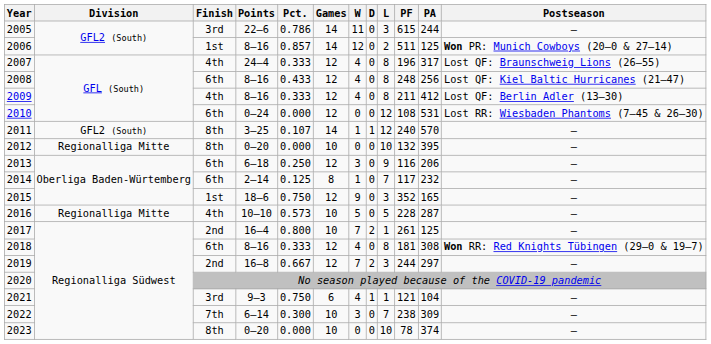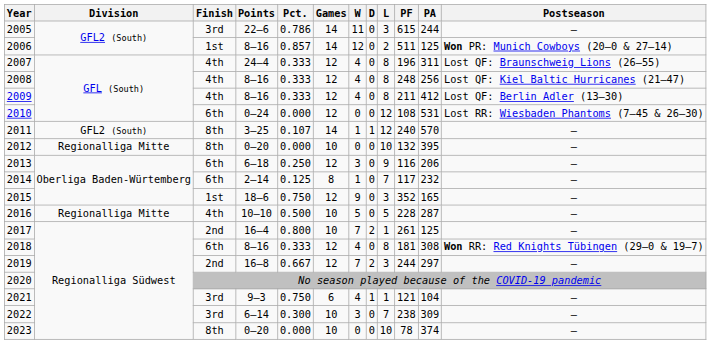(430, 63) 317 -> (430, 63) 311
(214, 80) 6th -> (214, 80) 4th
(295, 80) 0.433 -> (295, 80) 0.333
(295, 214) 0.573 -> (295, 214) 0.500
(214, 314) 7th -> (214, 314) 3rd
